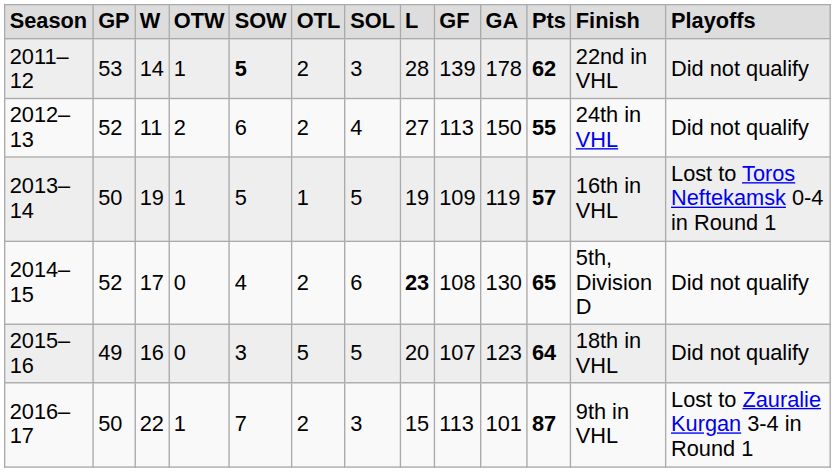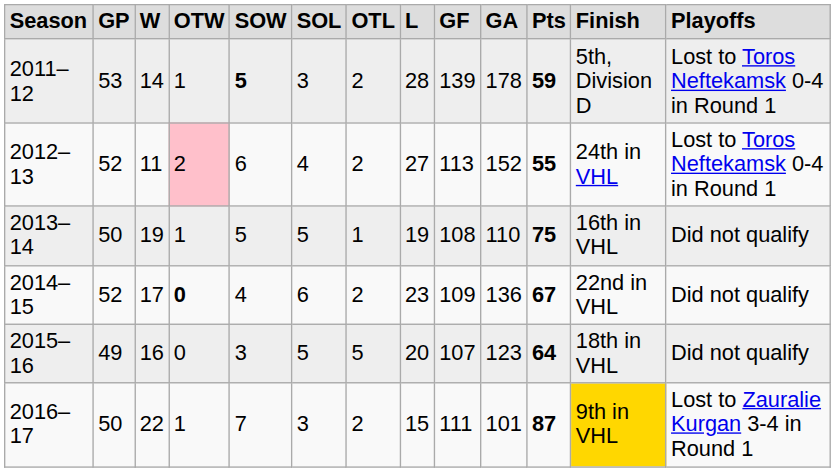columns swapped: (373, 21) <-> (318, 21)
(544, 68) 62 -> (544, 80) 59
(612, 68) 22nd in VHL -> (614, 80) 5th, Division D
(740, 68) Did not qualify -> (747, 80) Lost to Toros Neftekamsk 0-4 in Round 1
(180, 127) no background -> (180, 164) pink background
(504, 127) 150 -> (504, 164) 152
(740, 127) Did not qualify -> (747, 164) Lost to Toros Neftekamsk 0-4 in Round 1
(457, 198) 109 -> (457, 235) 108
(503, 198) 119 -> (503, 235) 110
(544, 198) 57 -> (544, 235) 75
(747, 198) Lost to Toros Neftekamsk 0-4 in Round 1 -> (740, 235) Did not qualify
(180, 282) normal -> (180, 294) bold
(417, 282) bold -> (417, 294) normal
(457, 282) 108 -> (457, 294) 109
(504, 282) 130 -> (504, 294) 136
(544, 282) 65 -> (544, 294) 67
(614, 282) 5th, Division D -> (612, 294) 22nd in VHL
(457, 424) 113 -> (456, 424) 111
(602, 424) no background -> (602, 424) gold background
